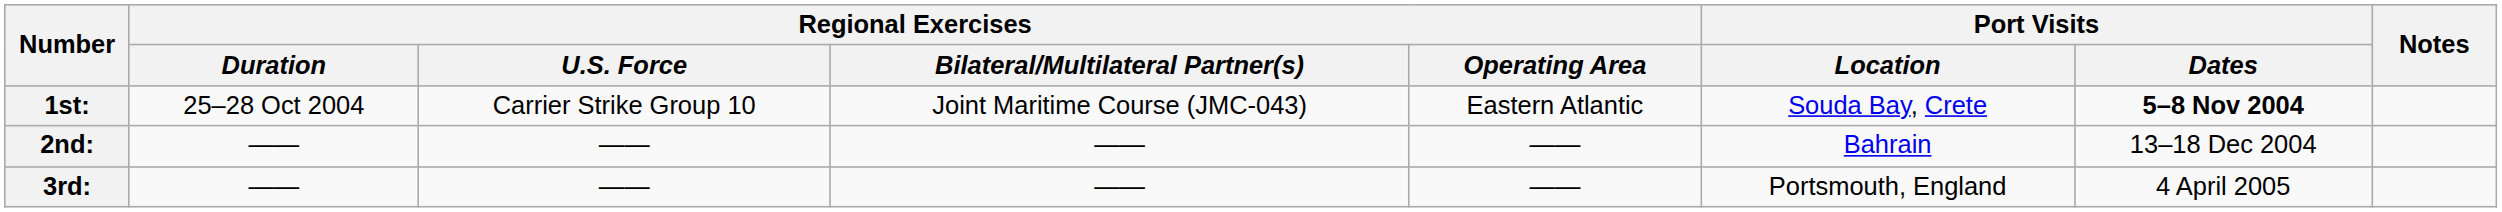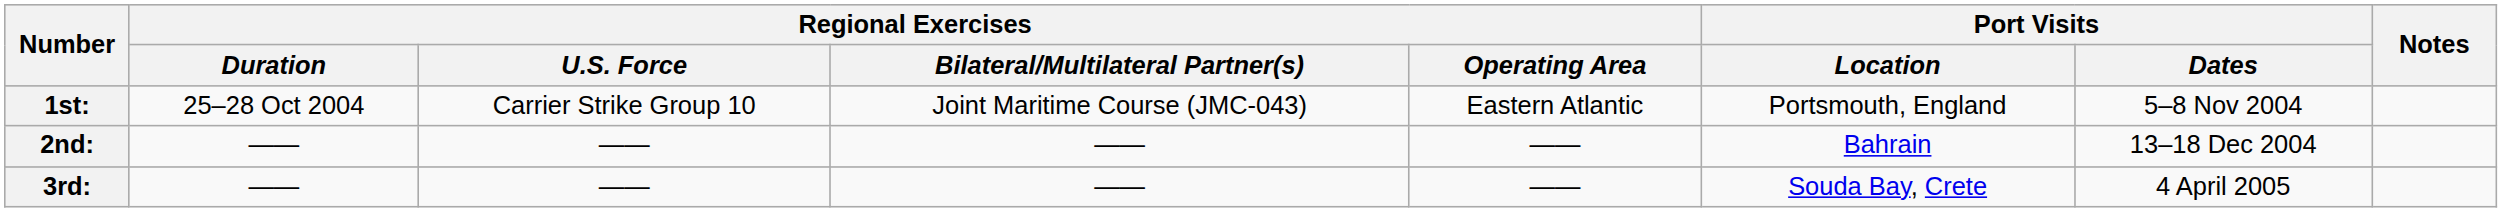(1888, 105) Souda Bay, Crete -> (1888, 105) Portsmouth, England
(2223, 105) bold -> (2223, 105) normal
(1888, 186) Portsmouth, England -> (1888, 186) Souda Bay, Crete
